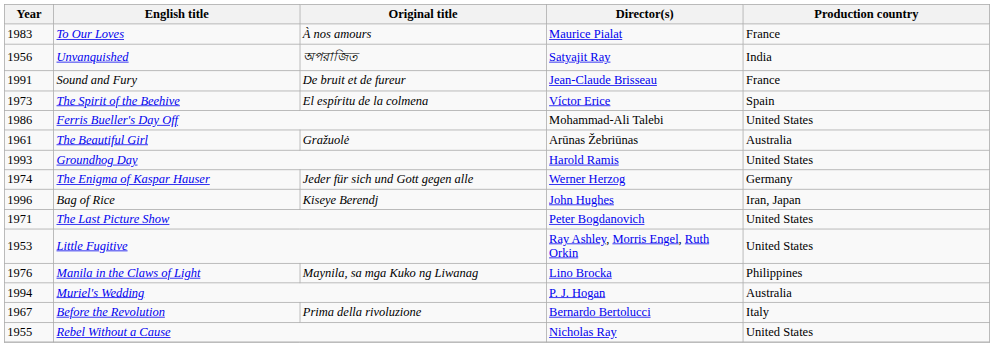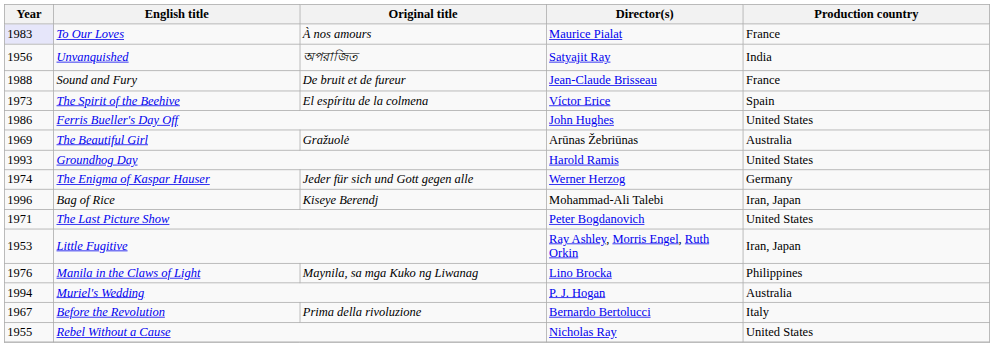(20, 34) no background -> (20, 34) lavender background
(20, 80) 1991 -> (20, 80) 1988
(606, 120) Mohammad-Ali Talebi -> (581, 120) John Hughes
(20, 140) 1961 -> (20, 140) 1969
(581, 199) John Hughes -> (606, 199) Mohammad-Ali Talebi
(780, 246) United States -> (773, 246) Iran, Japan
